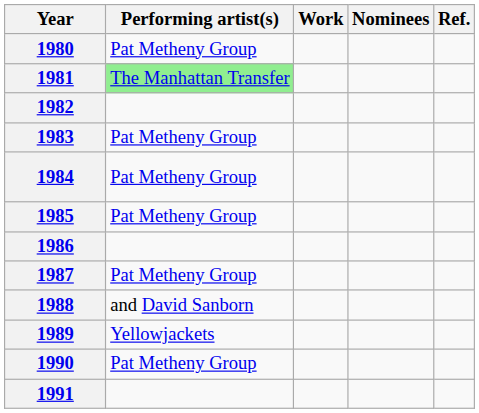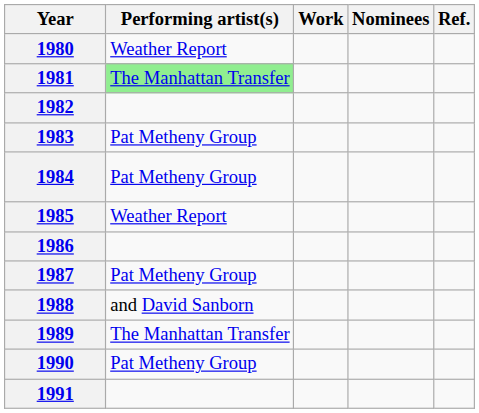(183, 48) Pat Metheny Group -> (168, 48) Weather Report
(183, 216) Pat Metheny Group -> (168, 216) Weather Report
(162, 334) Yellowjackets -> (200, 334) The Manhattan Transfer
